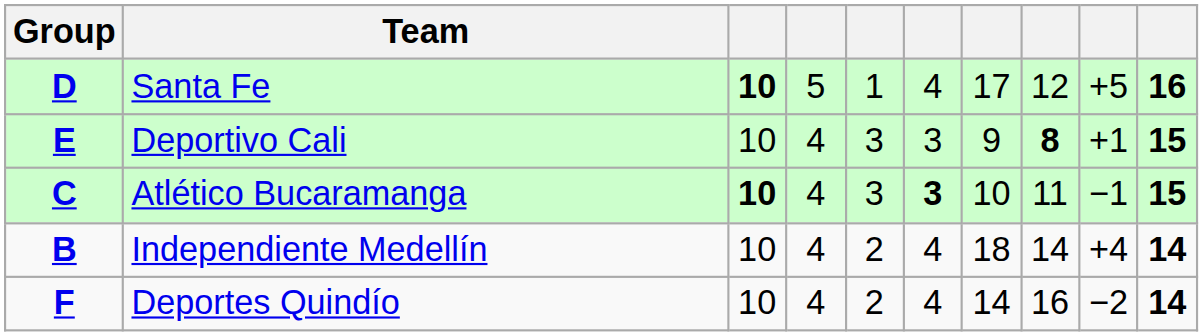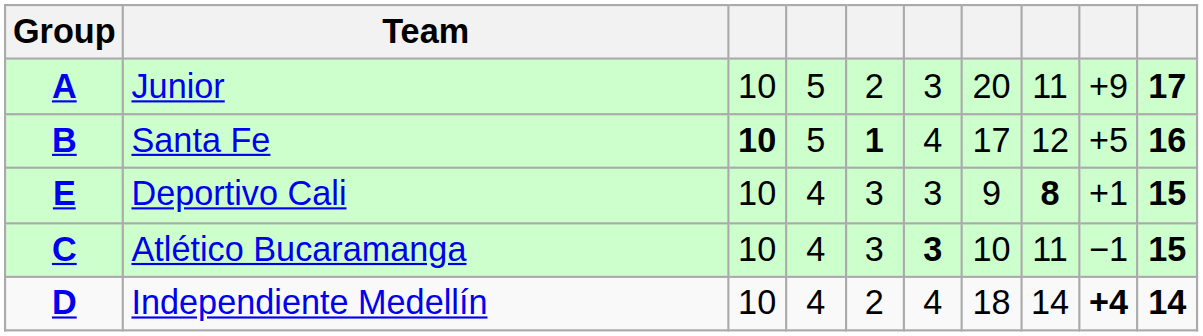+ row: (178, 85)
(64, 85) D -> (64, 140) B
(874, 85) normal -> (874, 140) bold
(757, 194) bold -> (757, 248) normal
(64, 248) B -> (64, 303) D
(1109, 248) normal -> (1109, 303) bold
- row: (266, 303)
